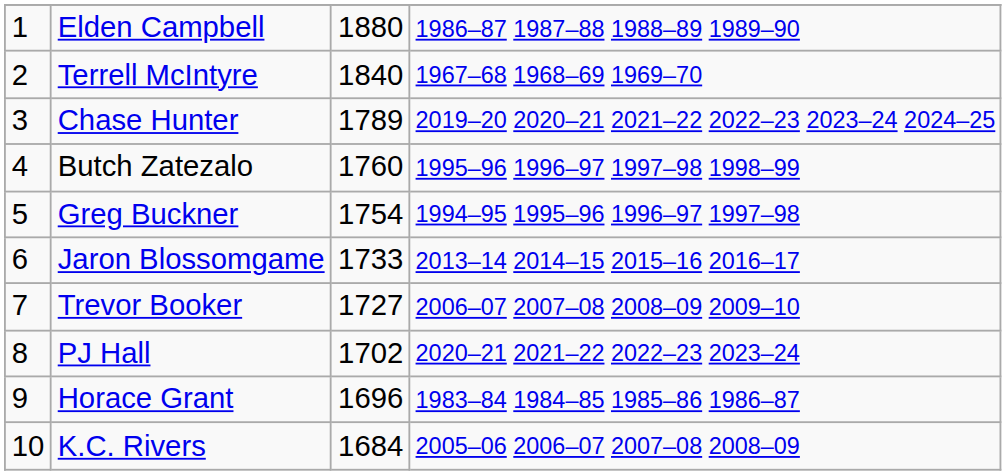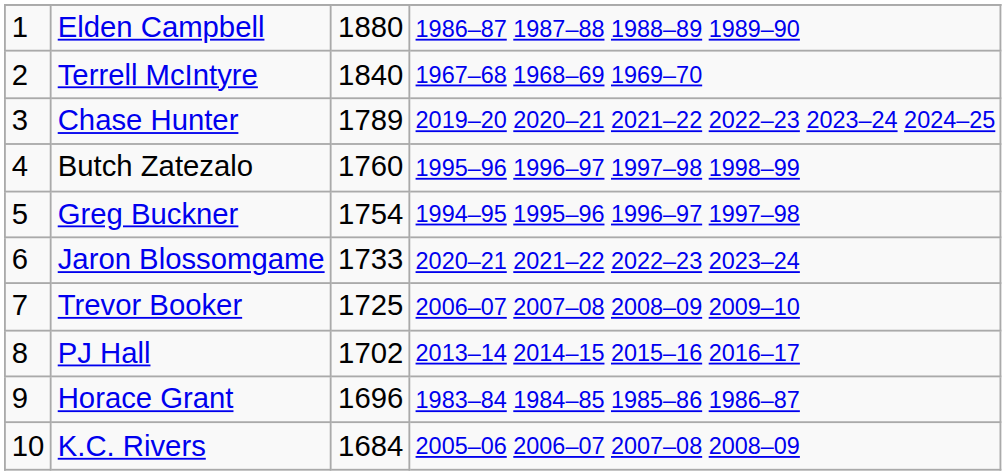(608, 260) 2013–14 2014–15 2015–16 2016–17 -> (608, 260) 2020–21 2021–22 2022–23 2023–24
(371, 306) 1727 -> (371, 306) 1725
(608, 353) 2020–21 2021–22 2022–23 2023–24 -> (608, 353) 2013–14 2014–15 2015–16 2016–17
